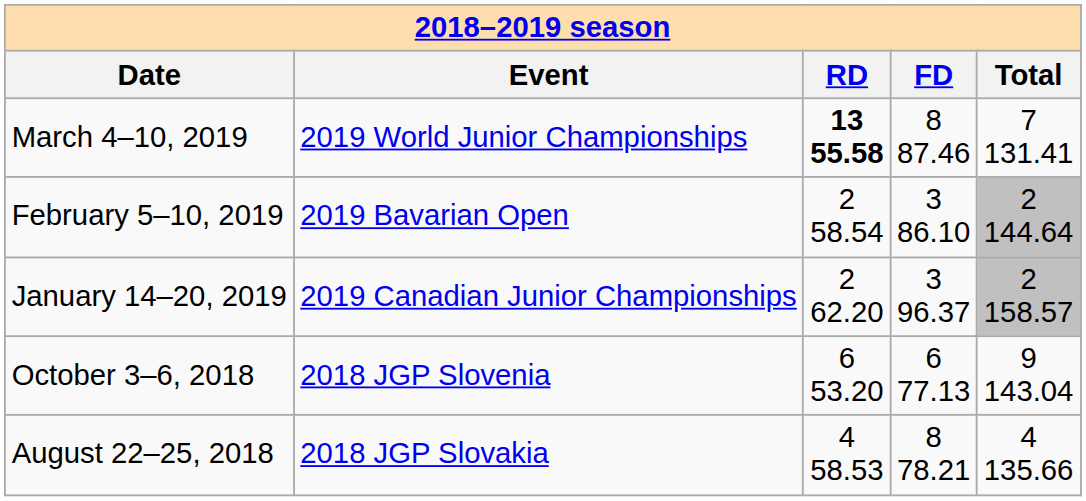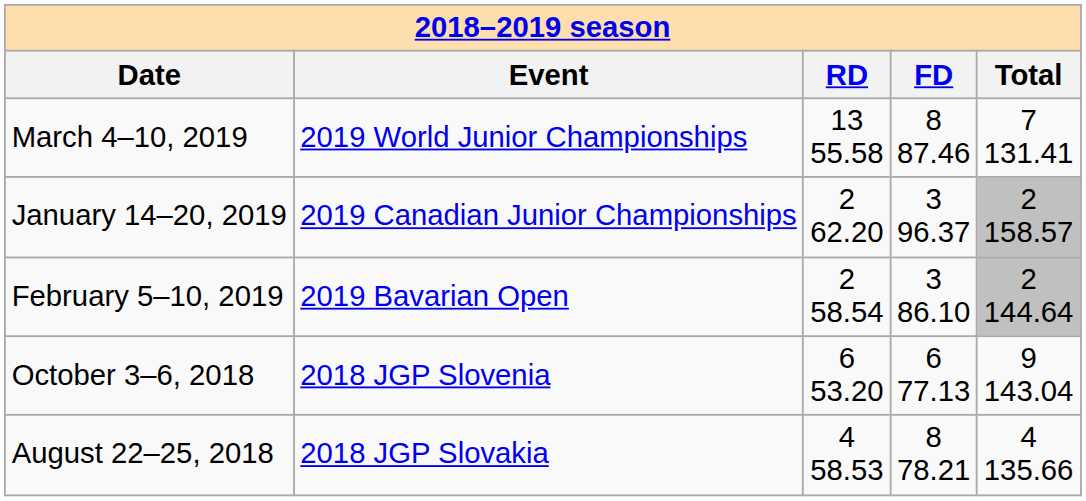(847, 137) bold -> (847, 137) normal
rows swapped: (148, 216) <-> (149, 295)
